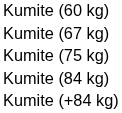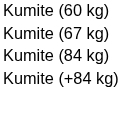- row: (56, 56)
